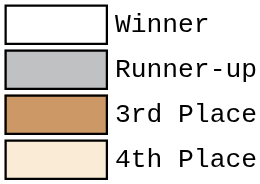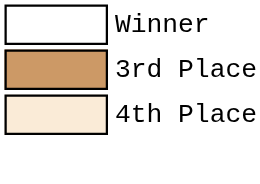- row: (186, 70)
